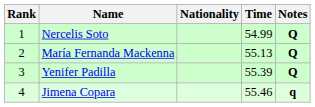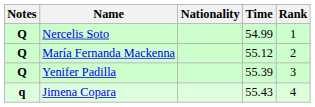columns swapped: (22, 14) <-> (293, 14)
(258, 53) 55.13 -> (259, 53) 55.12
(258, 92) 55.46 -> (259, 92) 55.43
